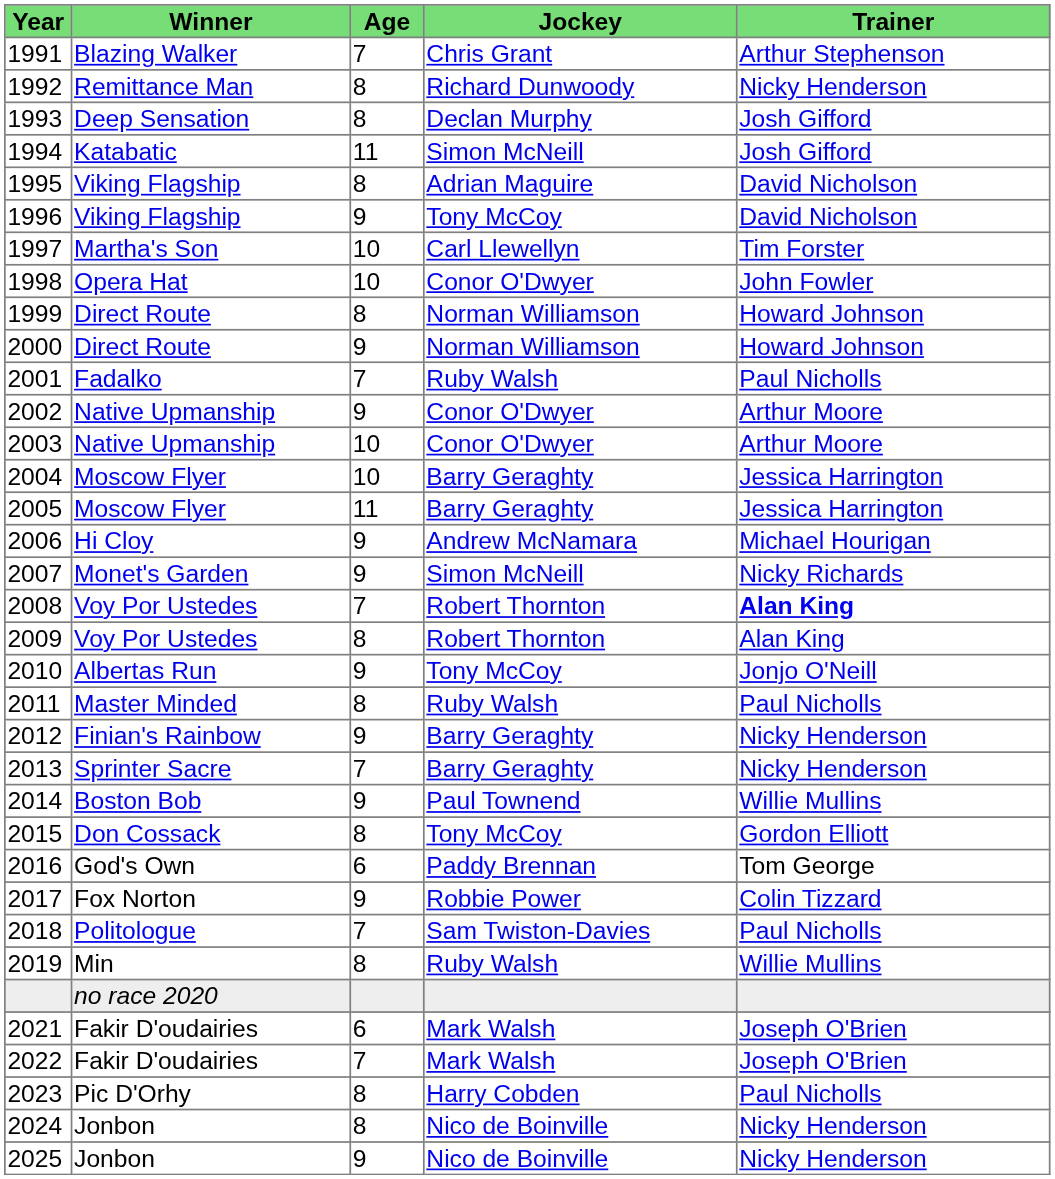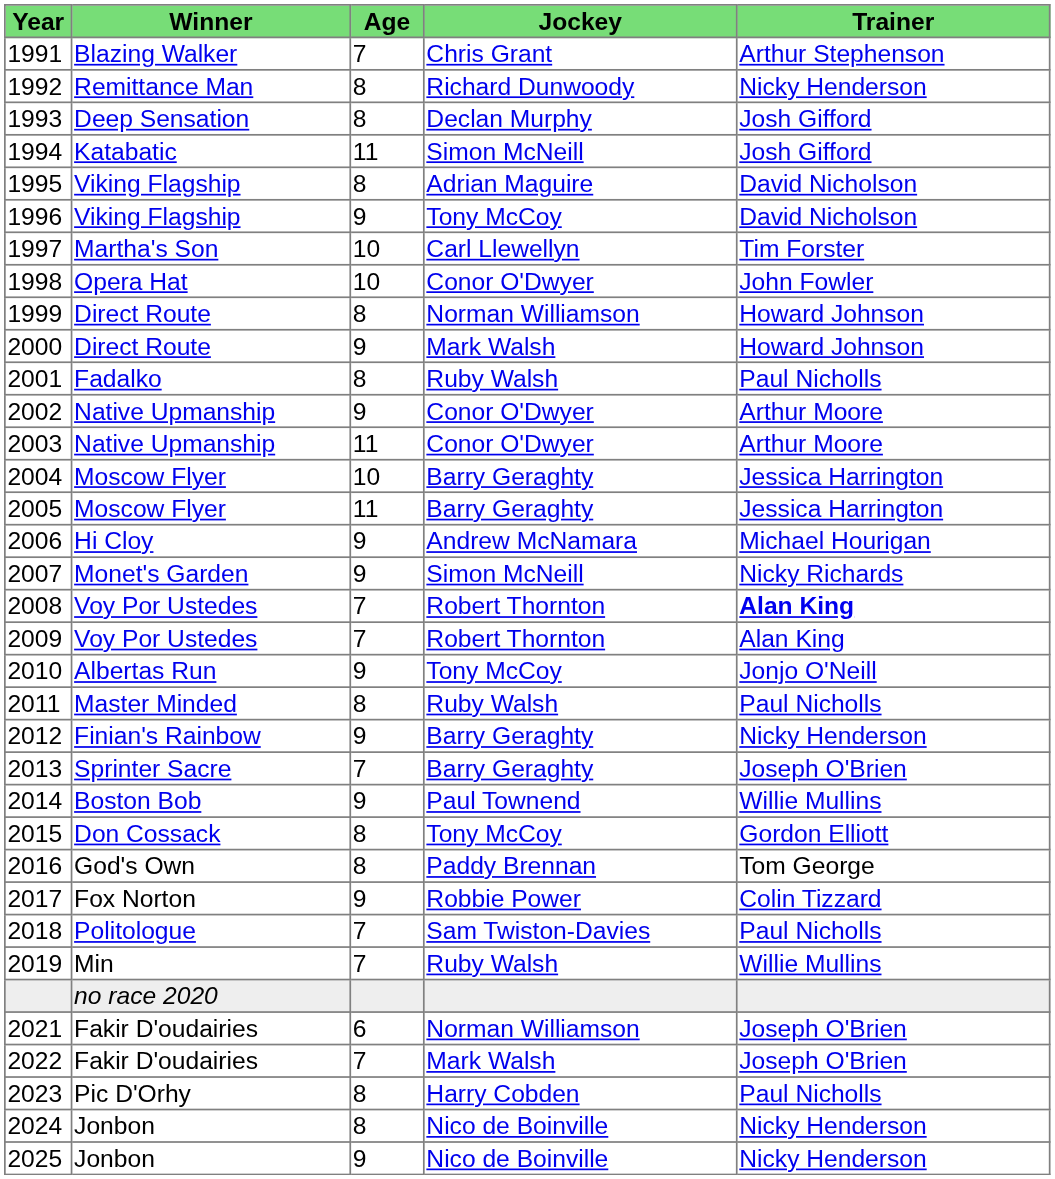(533, 346) Norman Williamson -> (491, 346) Mark Walsh
(360, 378) 7 -> (360, 378) 8
(367, 443) 10 -> (366, 443) 11
(360, 638) 8 -> (360, 638) 7
(833, 768) Nicky Henderson -> (823, 768) Joseph O'Brien
(360, 866) 6 -> (360, 866) 8
(360, 963) 8 -> (360, 963) 7
(491, 1028) Mark Walsh -> (533, 1028) Norman Williamson
